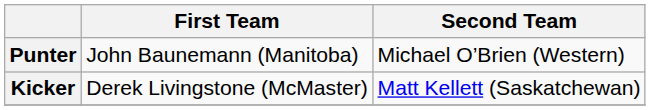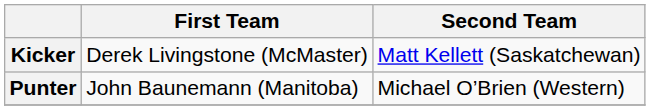rows swapped: (43, 88) <-> (43, 54)
